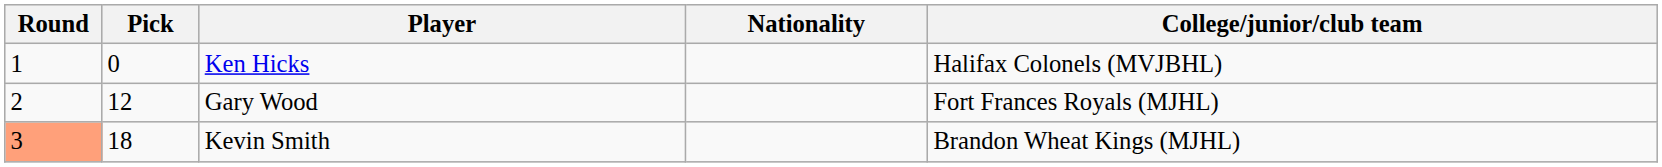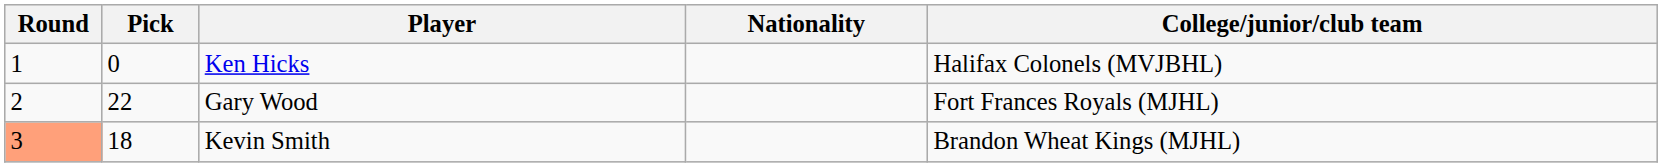(120, 102) 12 -> (120, 102) 22
